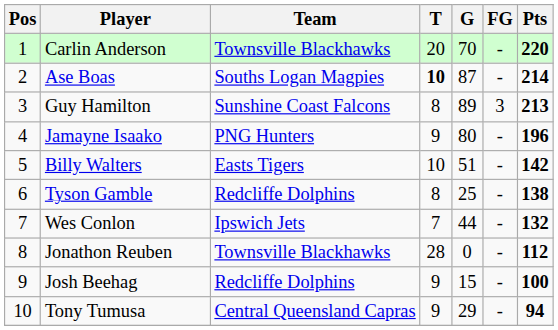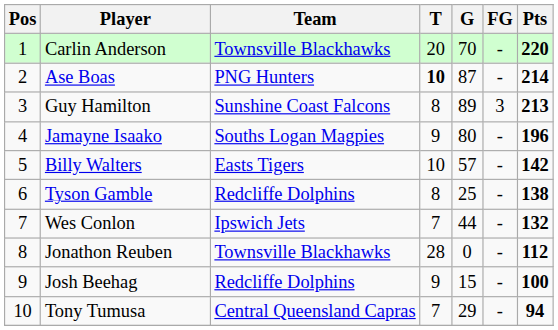(299, 77) Souths Logan Magpies -> (264, 77) PNG Hunters
(264, 135) PNG Hunters -> (299, 135) Souths Logan Magpies
(467, 164) 51 -> (467, 164) 57
(436, 310) 9 -> (436, 310) 7
